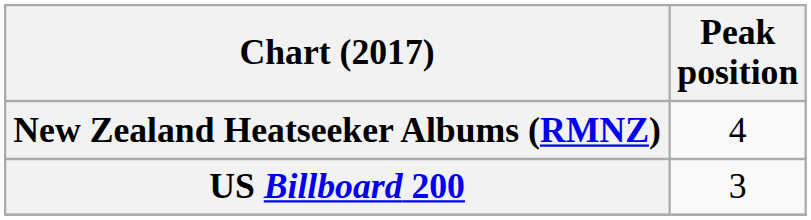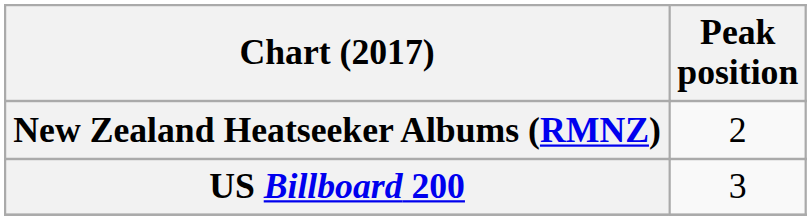(738, 129) 4 -> (738, 129) 2
